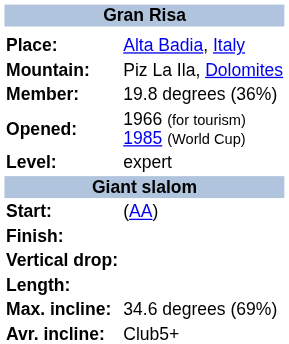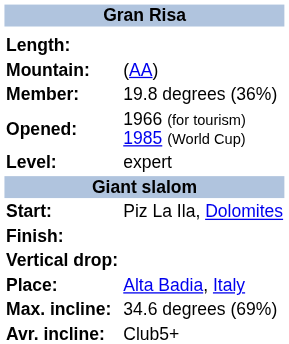rows swapped: (32, 45) <-> (38, 285)
(203, 70) Piz La Ila, Dolomites -> (141, 70) (AA)
(141, 212) (AA) -> (203, 212) Piz La Ila, Dolomites
